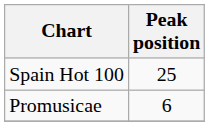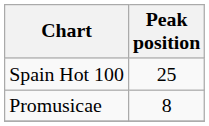(167, 105) 6 -> (167, 105) 8
